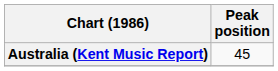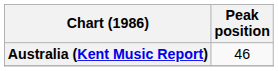(242, 54) 45 -> (242, 54) 46
